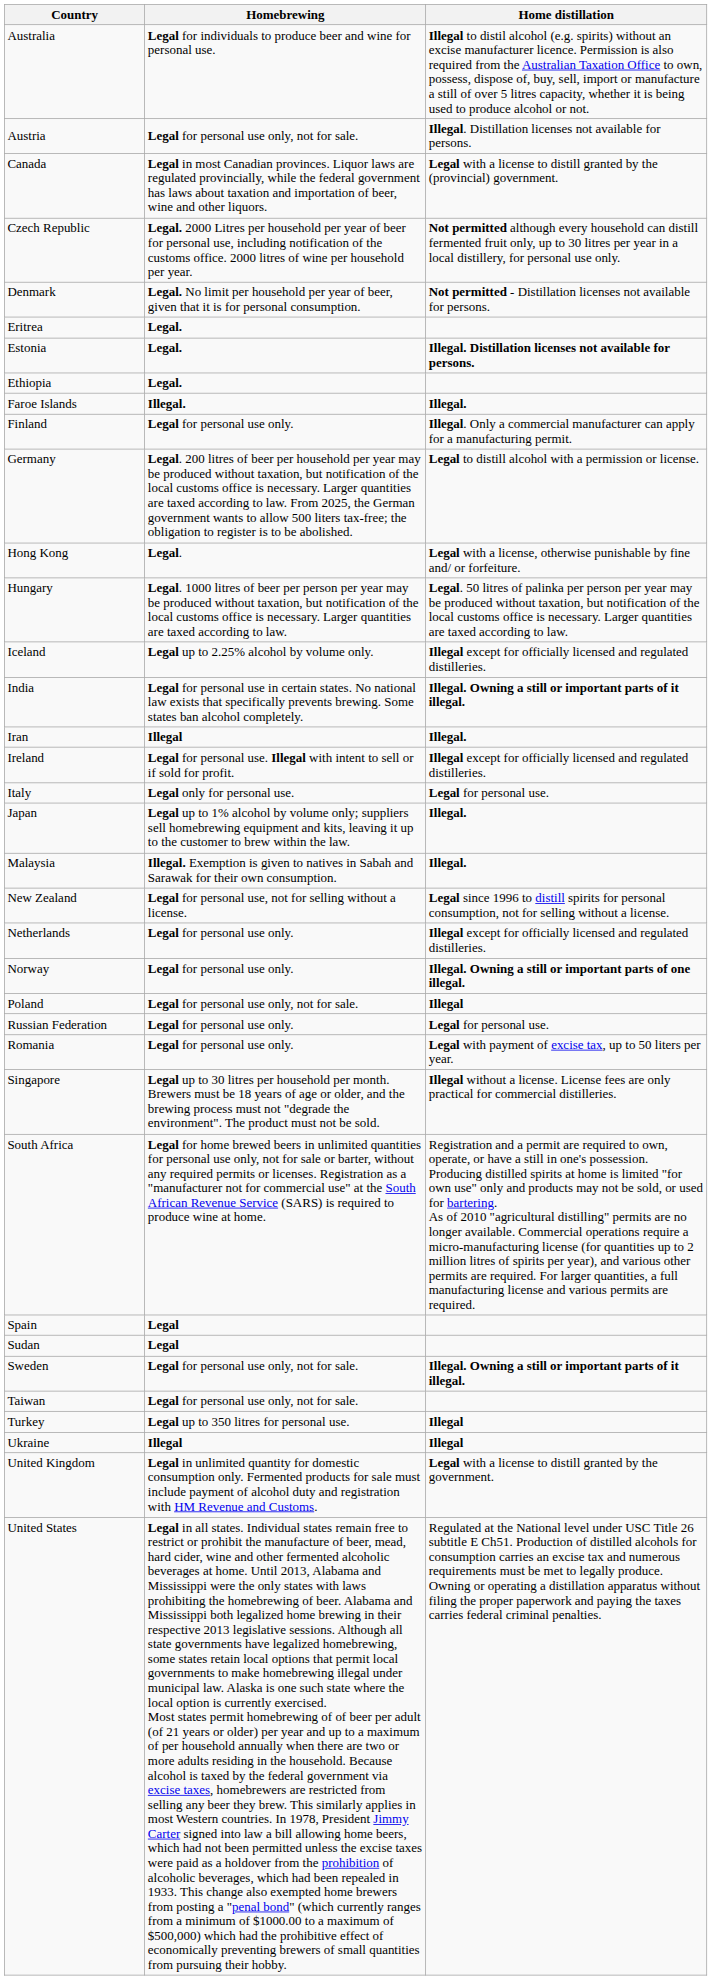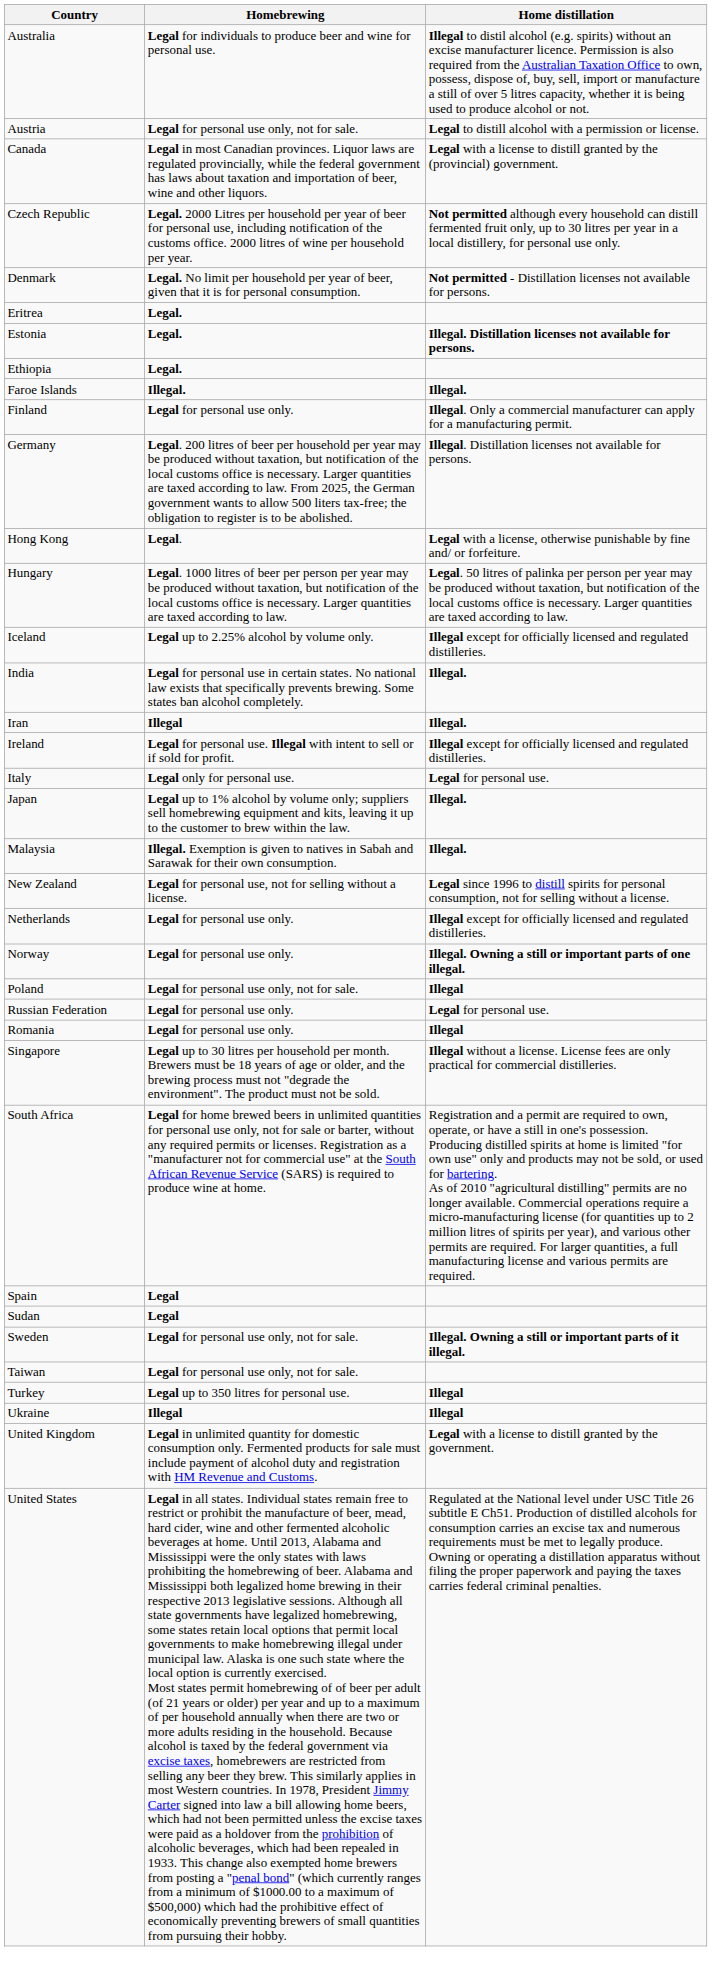(545, 136) Illegal. Distillation licenses not available for persons. -> (564, 128) Legal to distill alcohol with a permission or license.
(564, 459) Legal to distill alcohol with a permission or license. -> (545, 452) Illegal. Distillation licenses not available for persons.
(554, 694) Illegal. Owning a still or important parts of it illegal. -> (448, 673) Illegal.
(565, 1052) Legal with payment of excise tax, up to 50 liters per year. -> (446, 1030) Illegal
